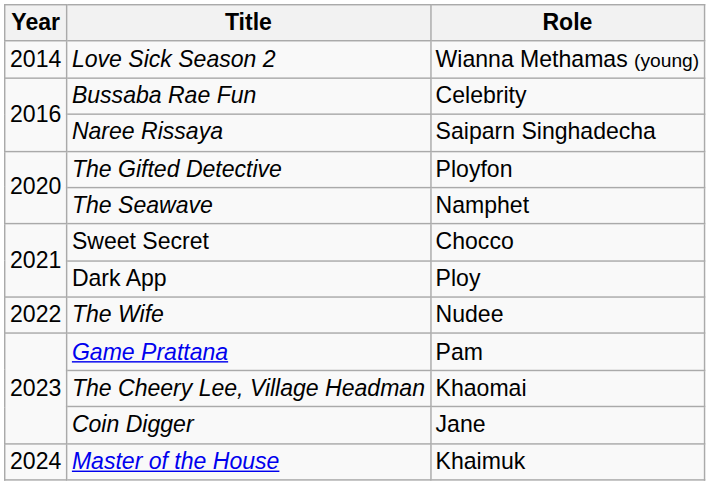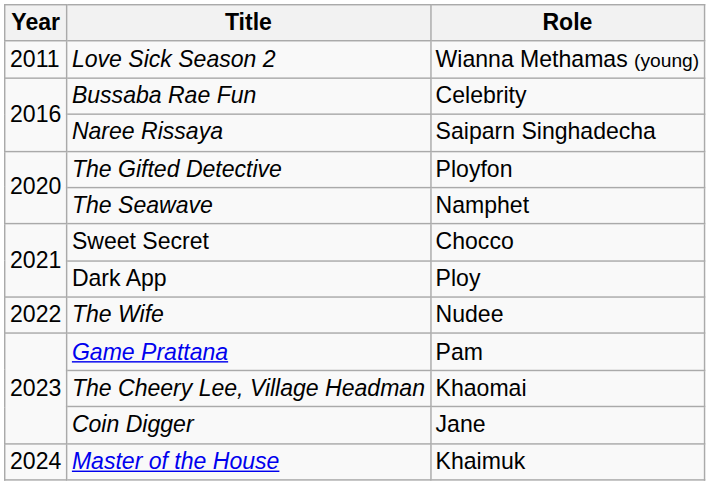(36, 59) 2014 -> (35, 59) 2011
